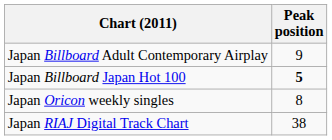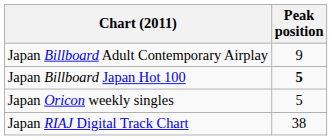(299, 100) 8 -> (299, 100) 5
